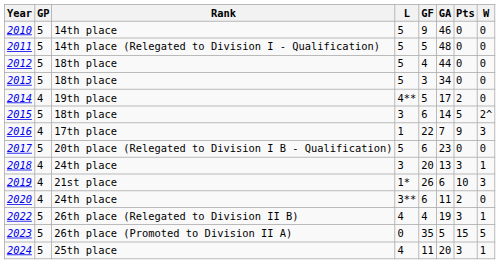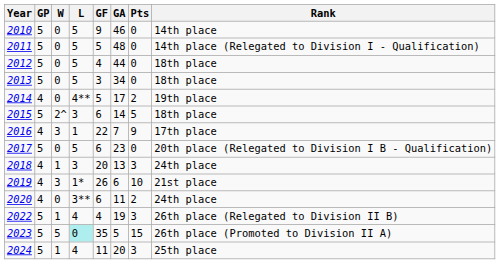columns swapped: (486, 13) <-> (223, 13)
(401, 233) no background -> (75, 233) paleturquoise background
